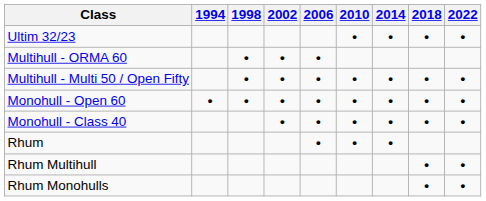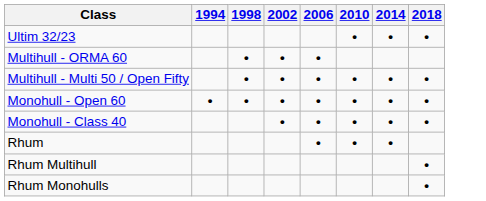- column: (463, 15)
